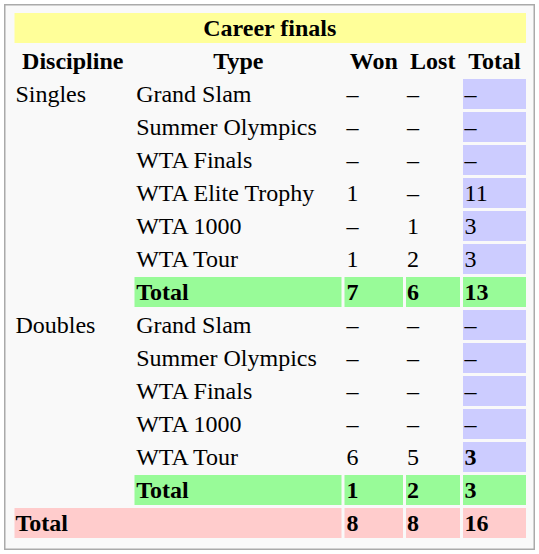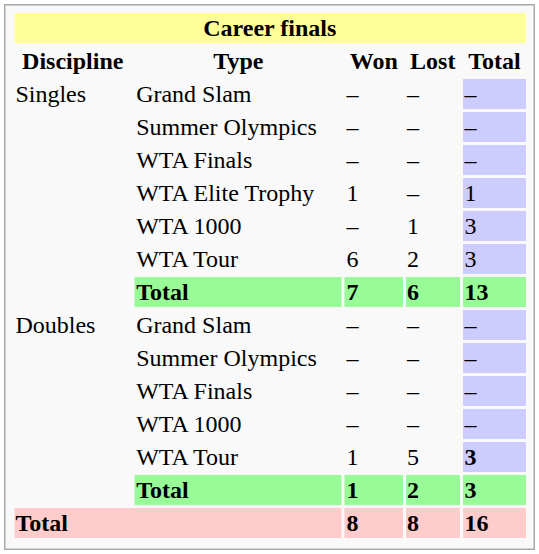(476, 193) 11 -> (471, 193) 1
(352, 259) 1 -> (352, 259) 6
(352, 457) 6 -> (352, 457) 1
